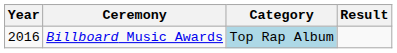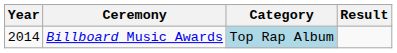(24, 37) 2016 -> (24, 37) 2014
